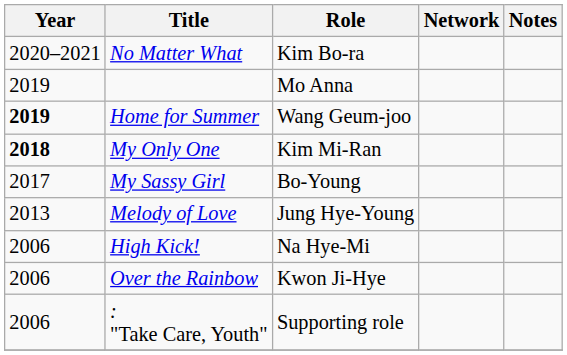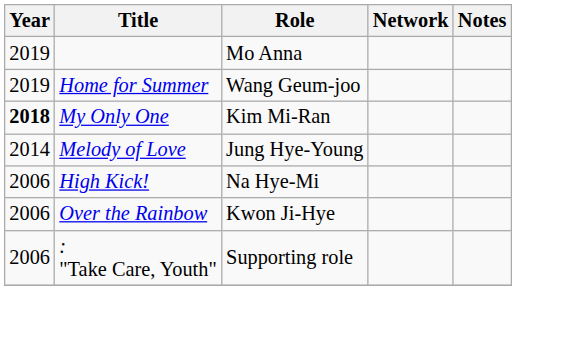- row: (176, 52)
(30, 117) bold -> (30, 85) normal
- row: (168, 181)
(30, 213) 2013 -> (30, 149) 2014
